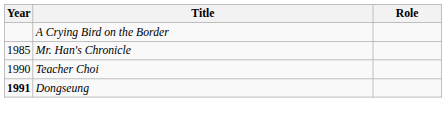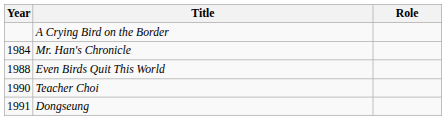(19, 50) 1985 -> (19, 50) 1984
+ row: (100, 69)
(19, 87) bold -> (19, 106) normal
